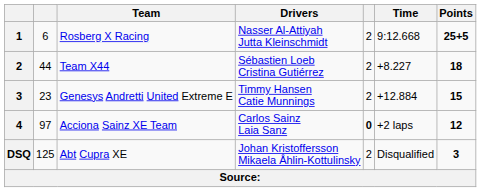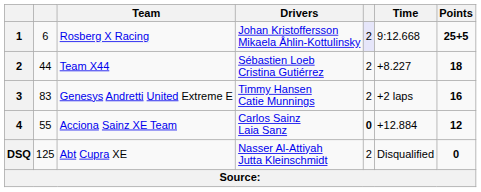(283, 36) Nasser Al-Attiyah Jutta Kleinschmidt -> (299, 36) Johan Kristoffersson Mikaela Åhlin-Kottulinsky
(369, 36) no background -> (369, 36) lavender background
(45, 95) 23 -> (45, 95) 83
(397, 95) +12.884 -> (395, 95) +2 laps
(456, 95) 15 -> (456, 95) 16
(45, 125) 97 -> (45, 125) 55
(395, 125) +2 laps -> (397, 125) +12.884
(299, 154) Johan Kristoffersson Mikaela Åhlin-Kottulinsky -> (283, 154) Nasser Al-Attiyah Jutta Kleinschmidt
(456, 154) 3 -> (456, 154) 0
